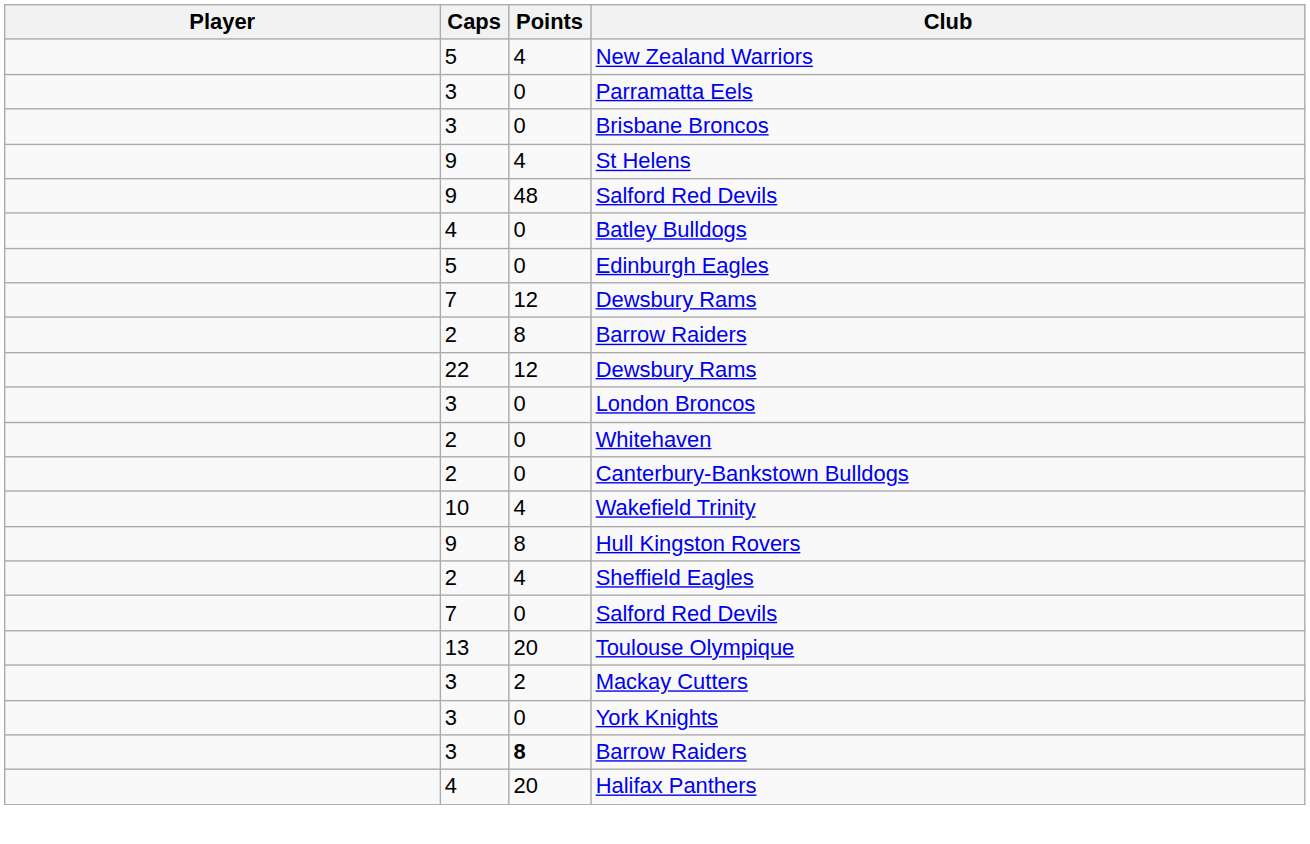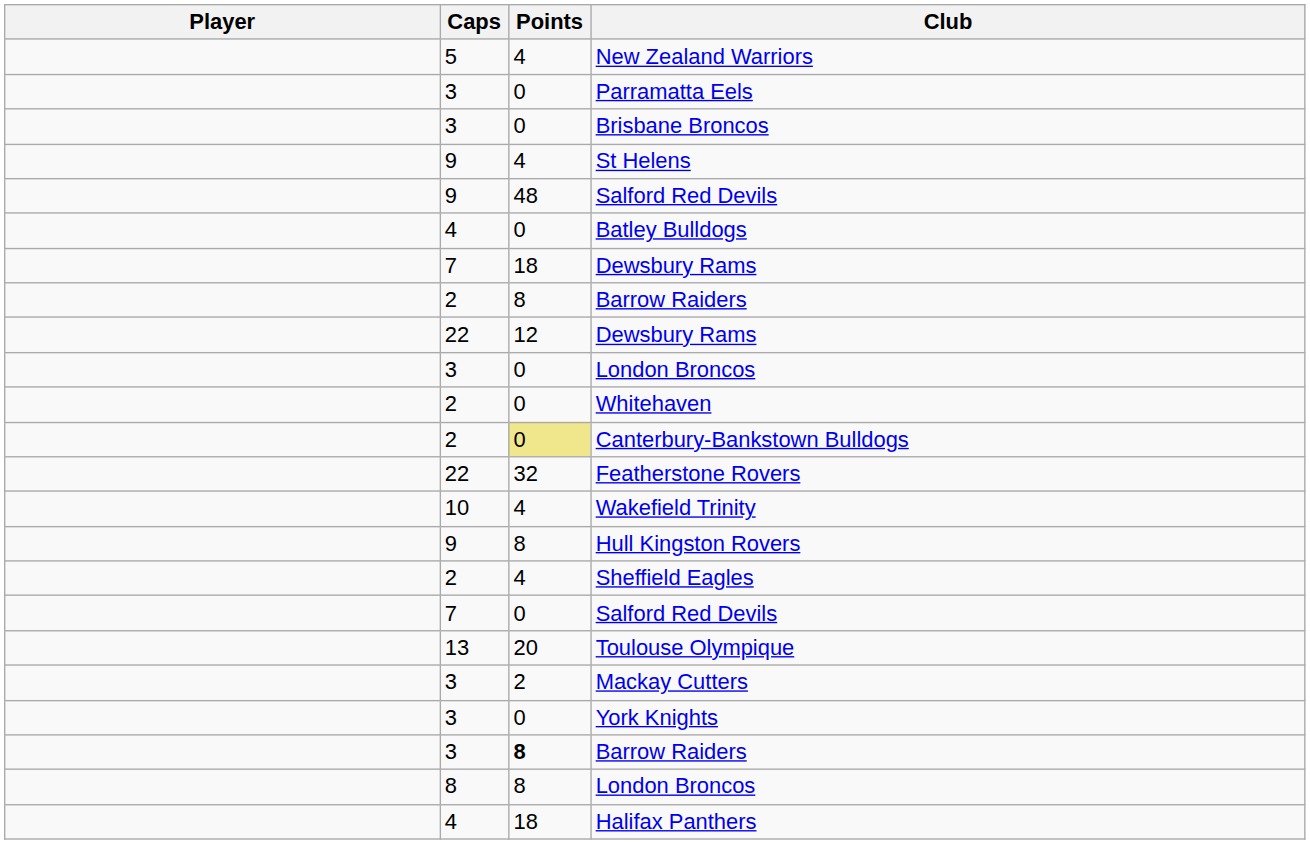- row: (451, 265)
(526, 299) 12 -> (526, 265) 18
(520, 473) no background -> (520, 439) khaki background
+ row: (457, 473)
+ row: (451, 786)
(526, 786) 20 -> (526, 821) 18
